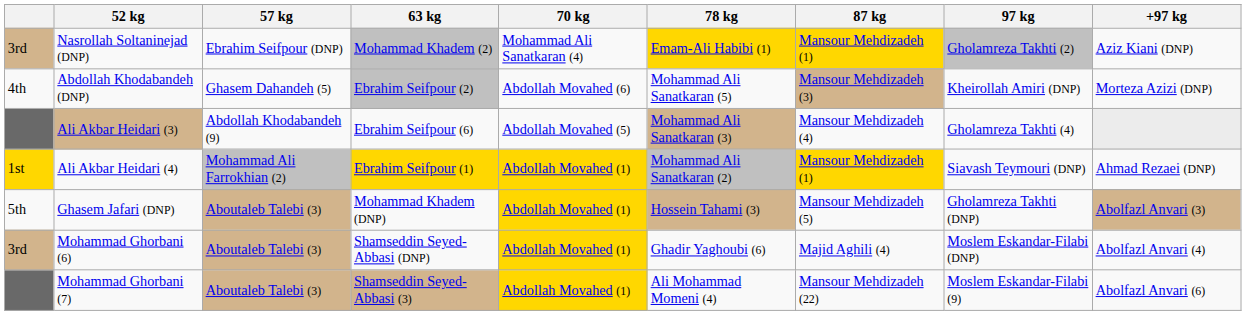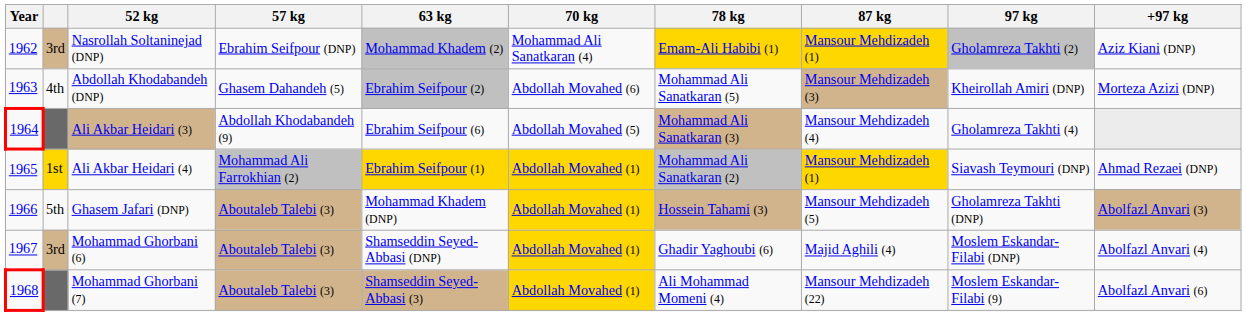+ column: (24, 16)
